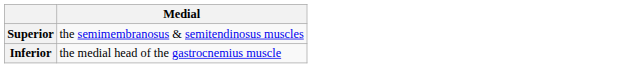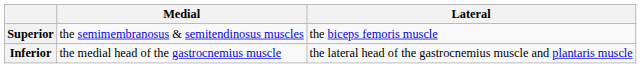+ column: (471, 14)
